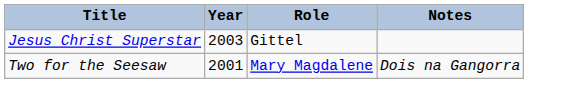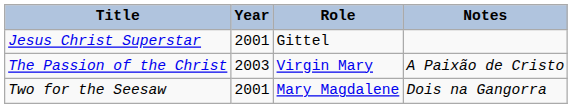(226, 41) 2003 -> (252, 41) 2001
+ row: (118, 66)
